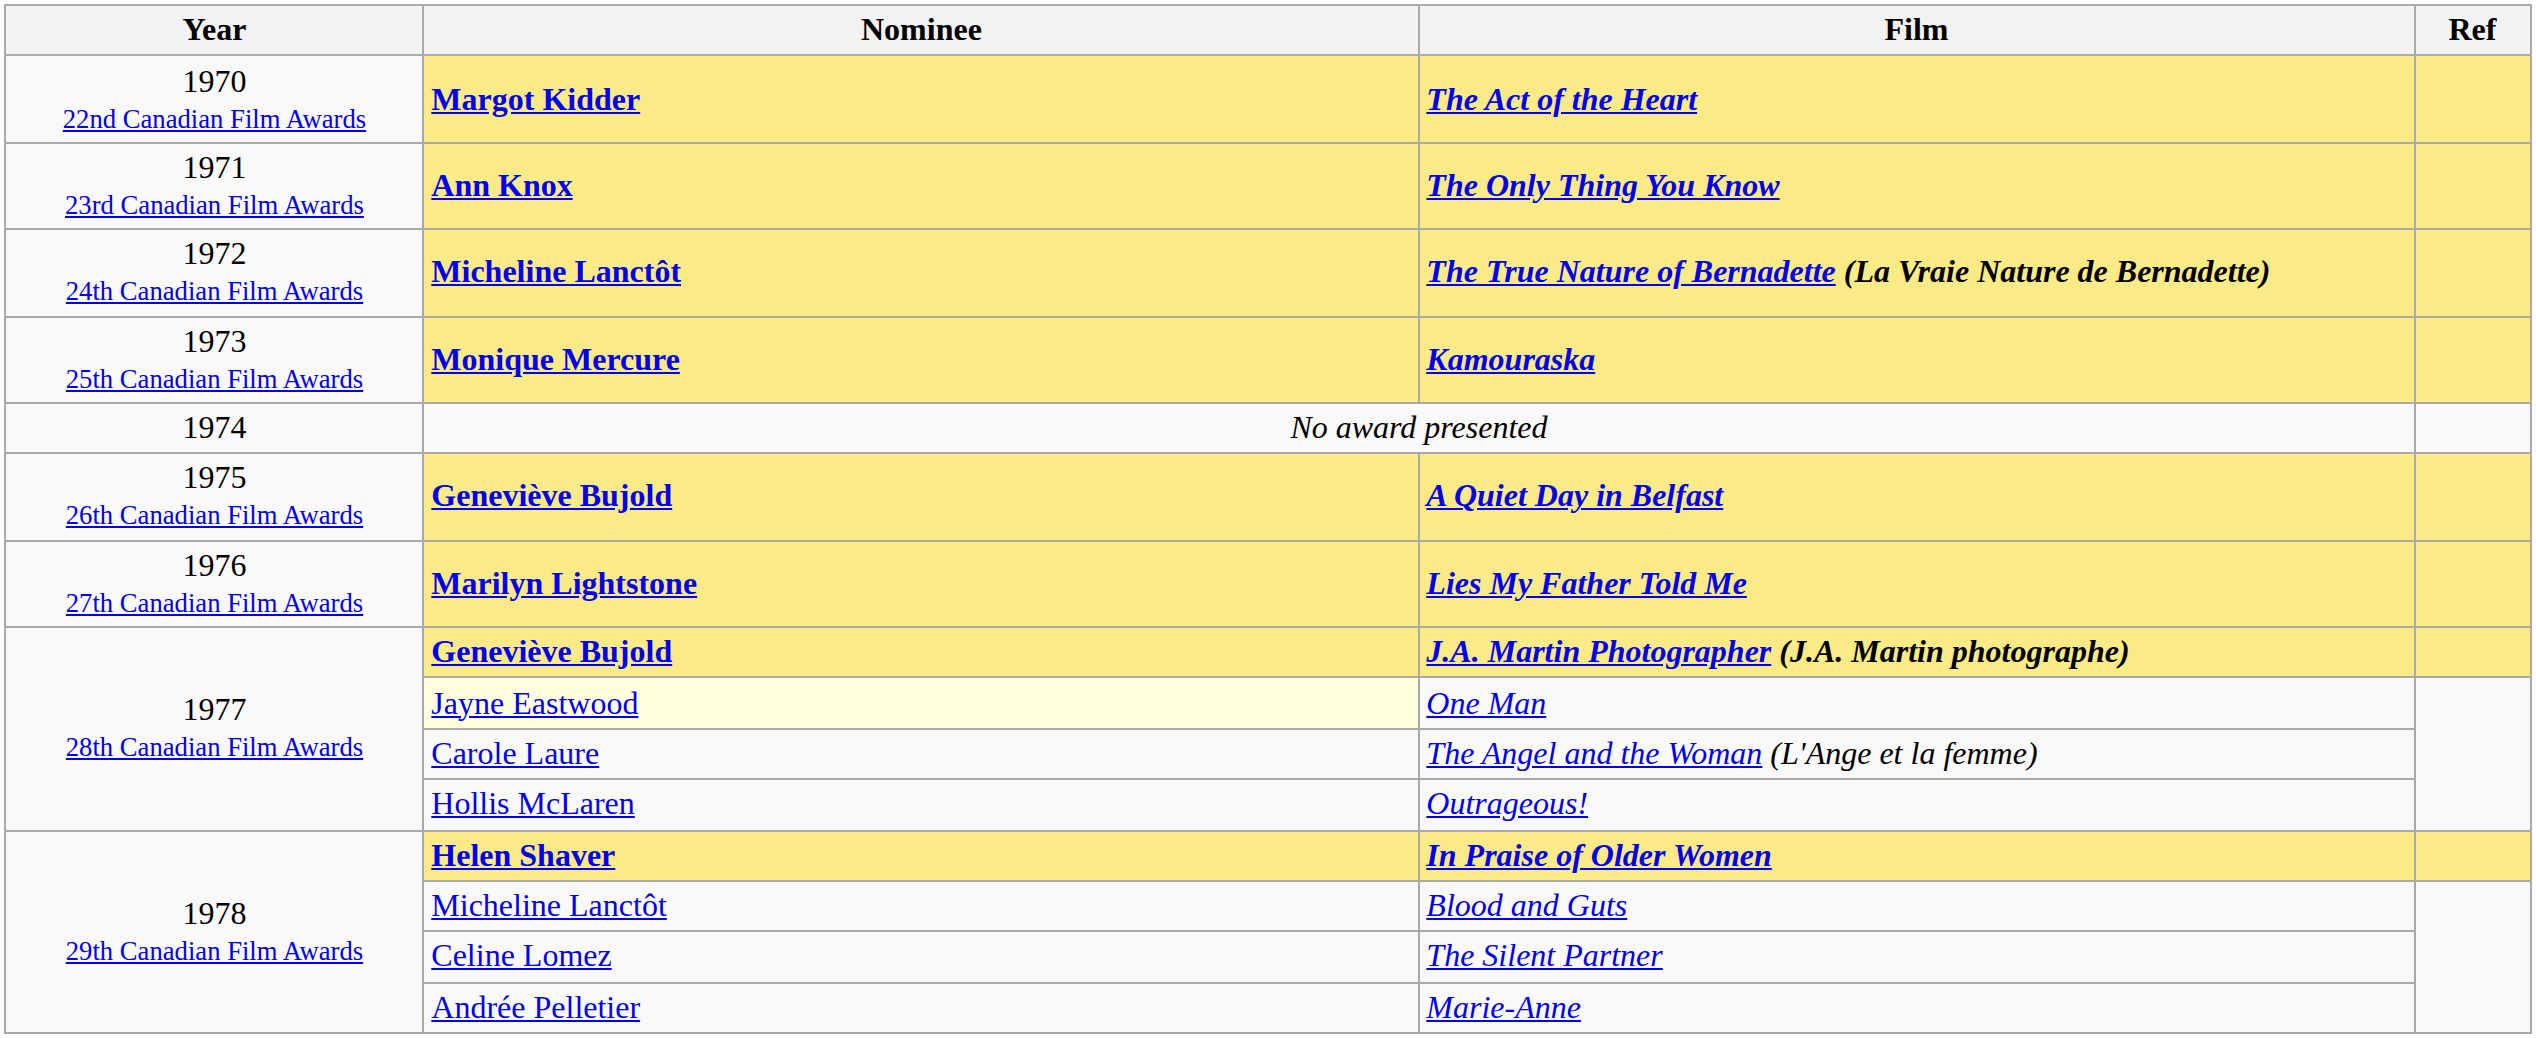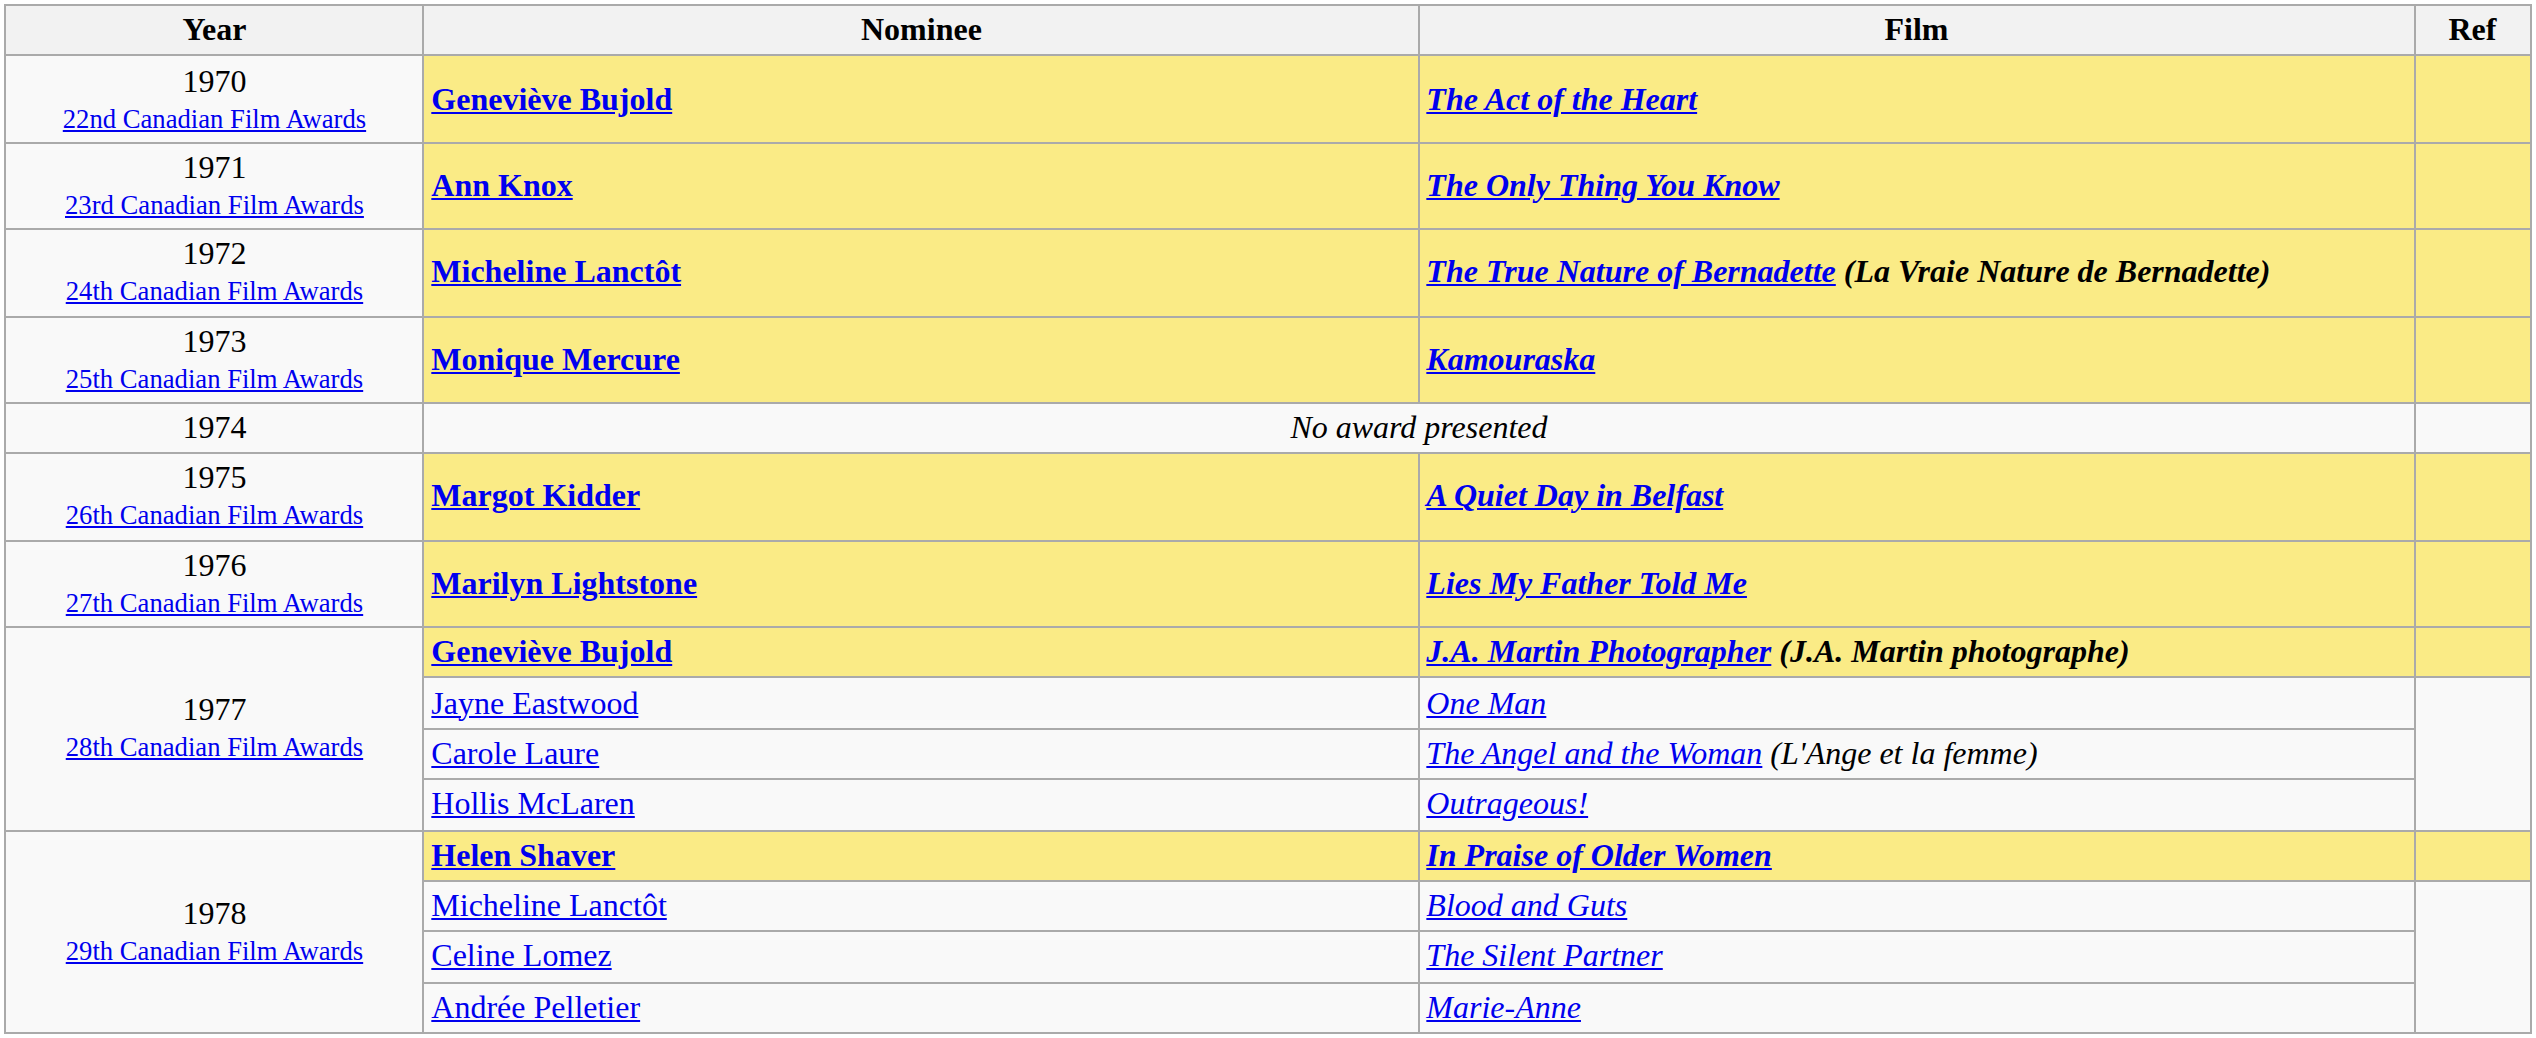(536, 98) Margot Kidder -> (552, 98) Geneviève Bujold
(552, 496) Geneviève Bujold -> (536, 496) Margot Kidder
(535, 702) lightyellow background -> (535, 702) no background
